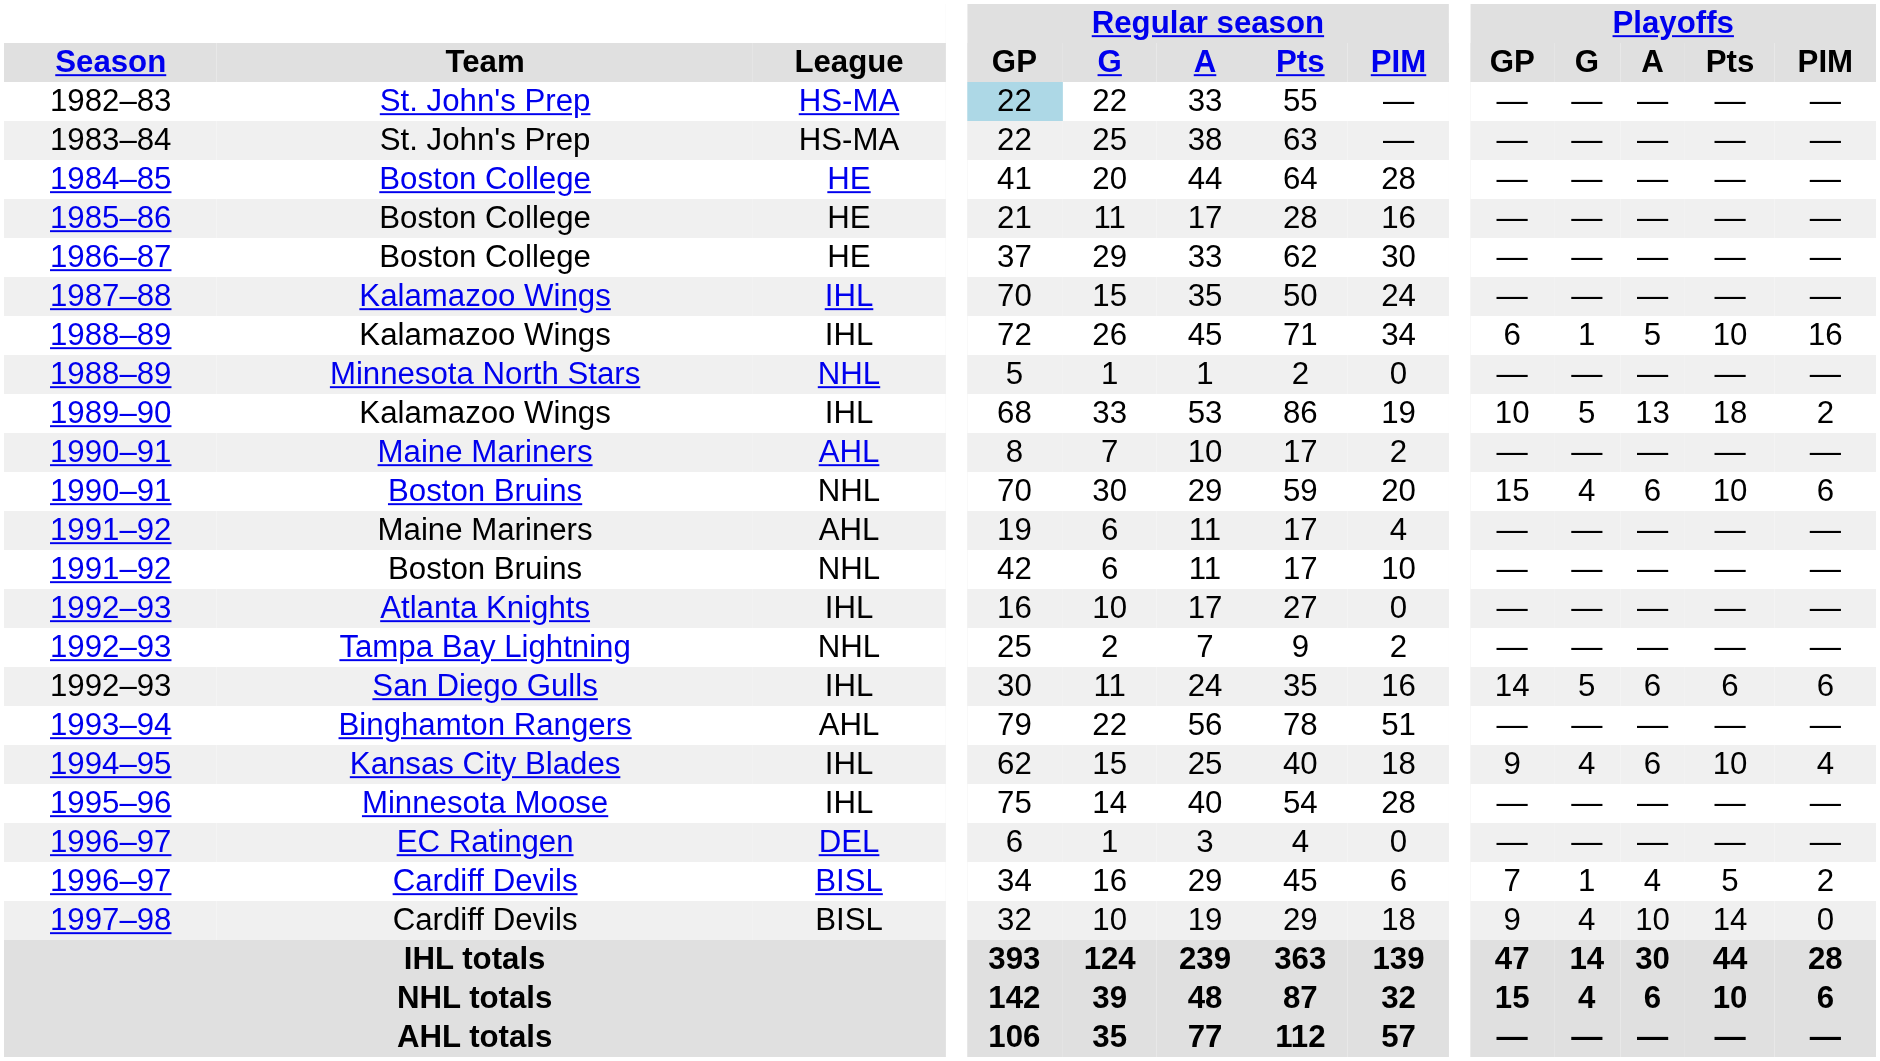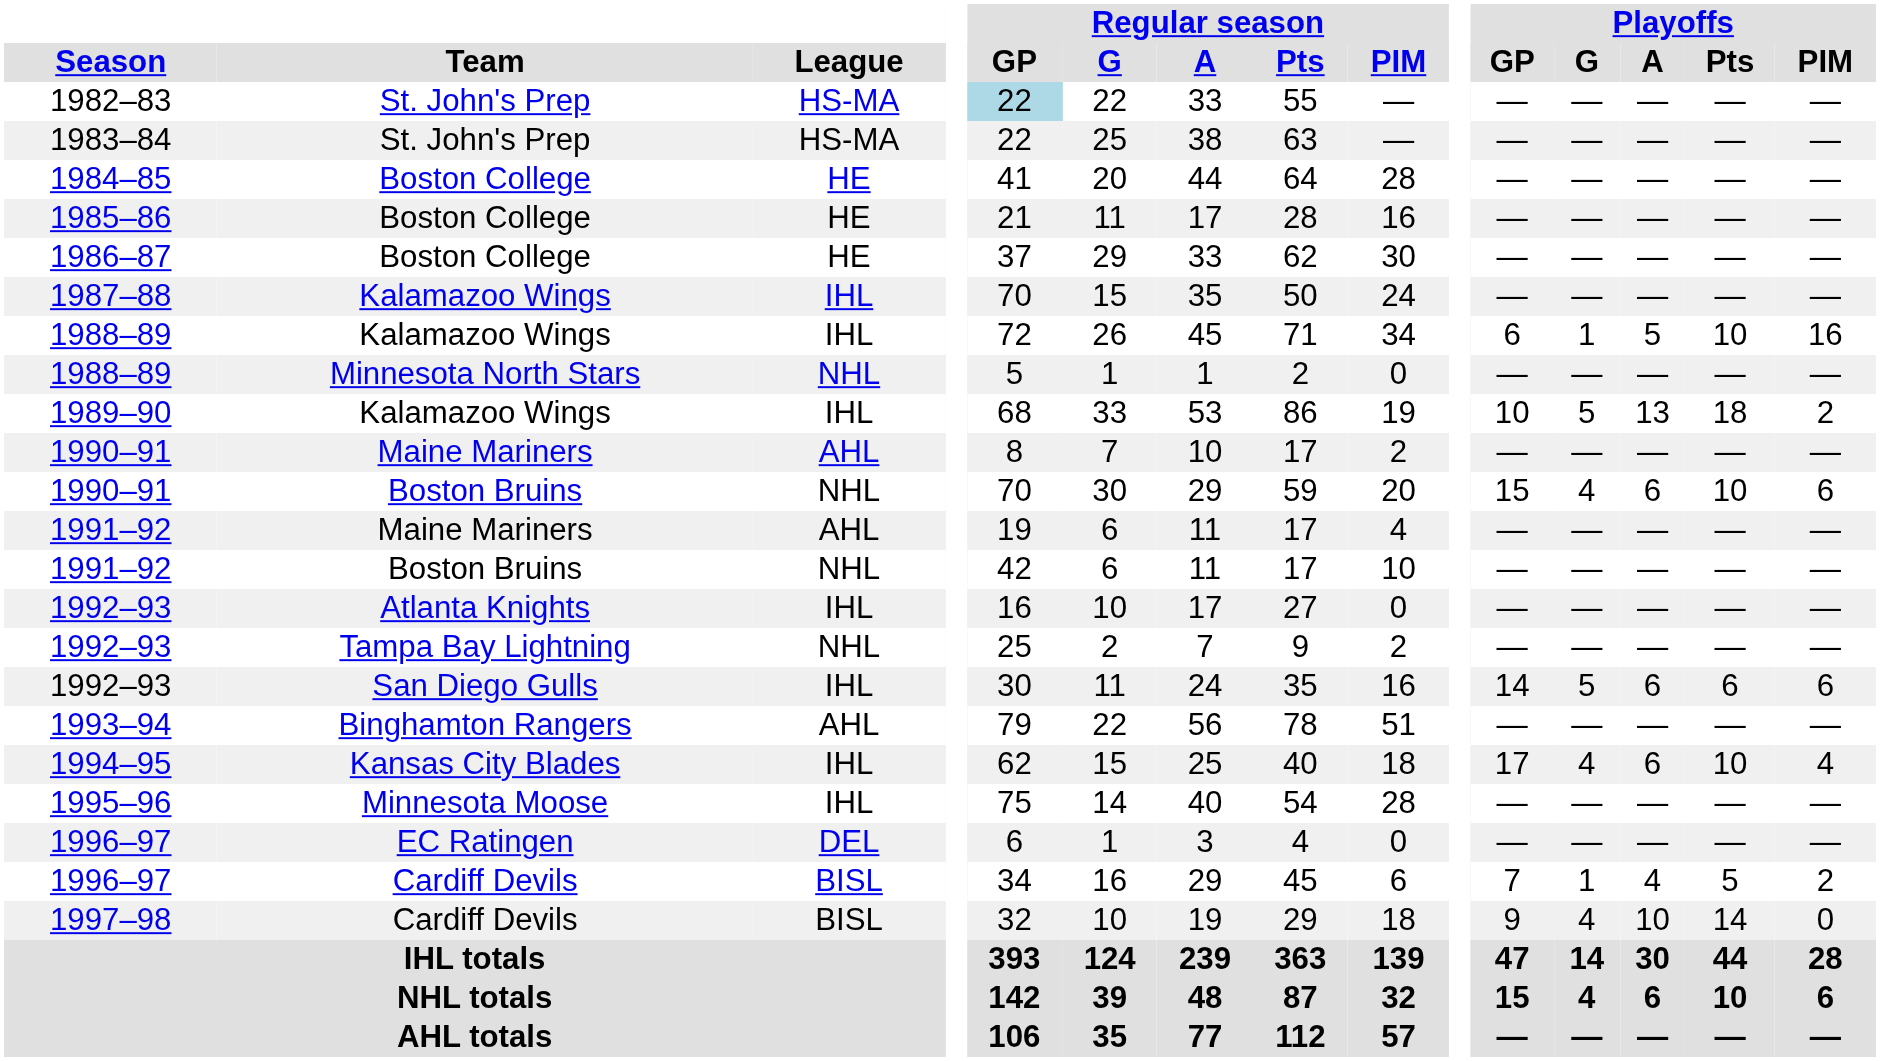(1512, 764) 9 -> (1512, 764) 17
